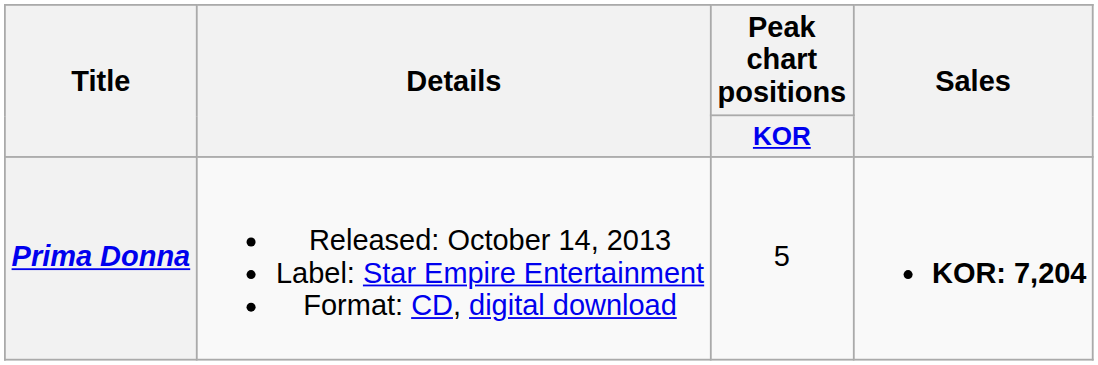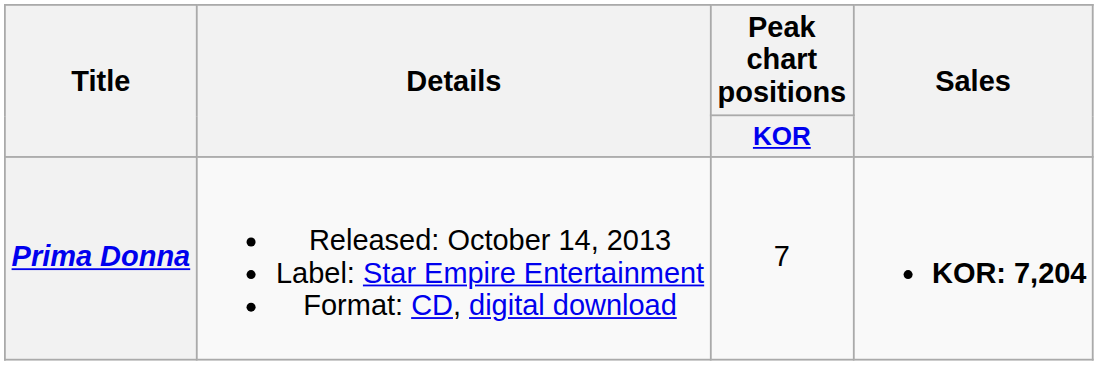(782, 257) 5 -> (782, 257) 7
